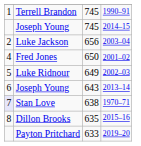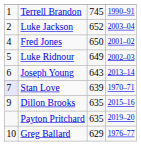- row: (42, 27)
(92, 42) 656 -> (96, 27) 652
(92, 103) 638 -> (96, 88) 639
(9, 118) 8 -> (9, 103) 9
(92, 133) 633 -> (96, 118) 635
+ row: (45, 133)
